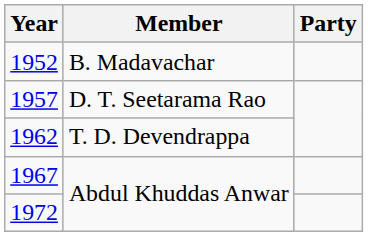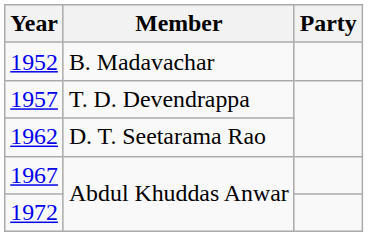(167, 99) D. T. Seetarama Rao -> (159, 99) T. D. Devendrappa
(159, 136) T. D. Devendrappa -> (167, 136) D. T. Seetarama Rao
